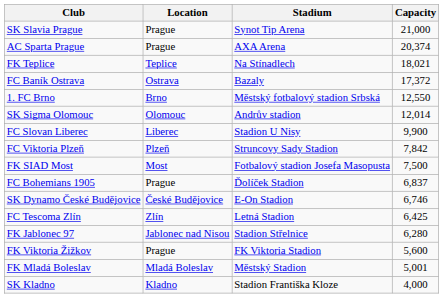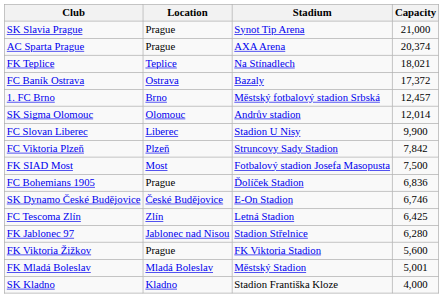(416, 98) 12,550 -> (416, 98) 12,457
(416, 183) 6,837 -> (416, 183) 6,836
